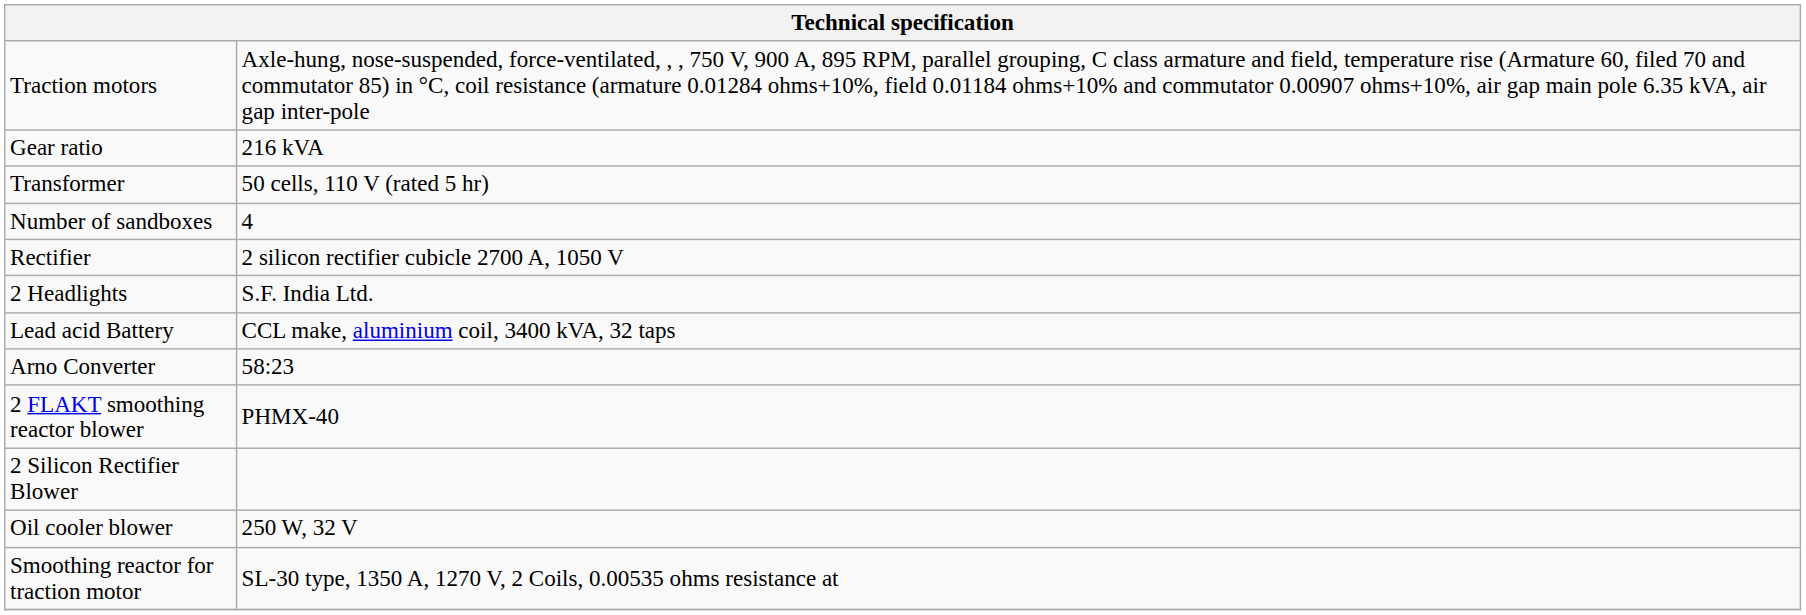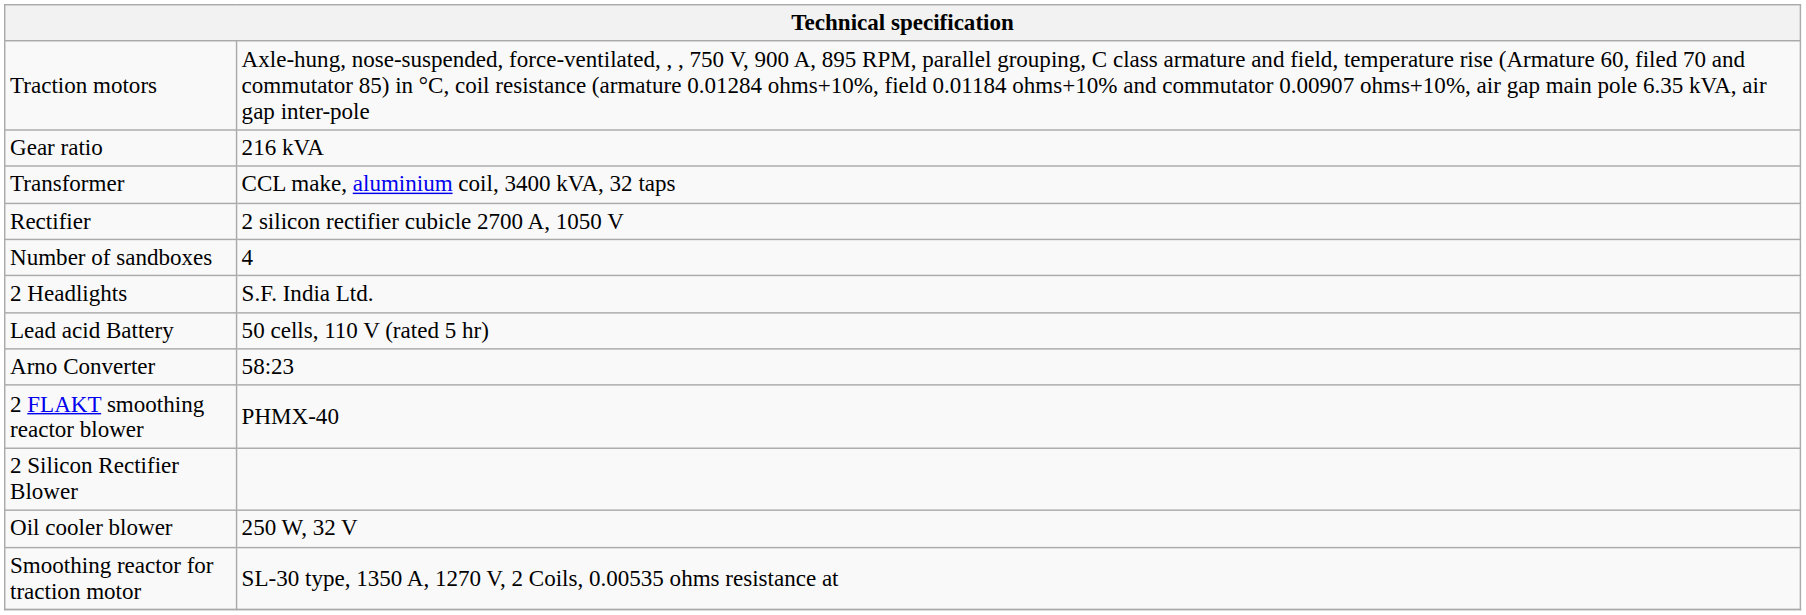(365, 184) 50 cells, 110 V (rated 5 hr) -> (459, 184) CCL make, aluminium coil, 3400 kVA, 32 taps
rows swapped: (50, 257) <-> (111, 220)
(459, 330) CCL make, aluminium coil, 3400 kVA, 32 taps -> (365, 330) 50 cells, 110 V (rated 5 hr)
